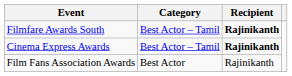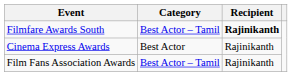(180, 46) Best Actor – Tamil -> (162, 46) Best Actor
(252, 46) bold -> (249, 46) normal
(162, 63) Best Actor -> (180, 63) Best Actor – Tamil
